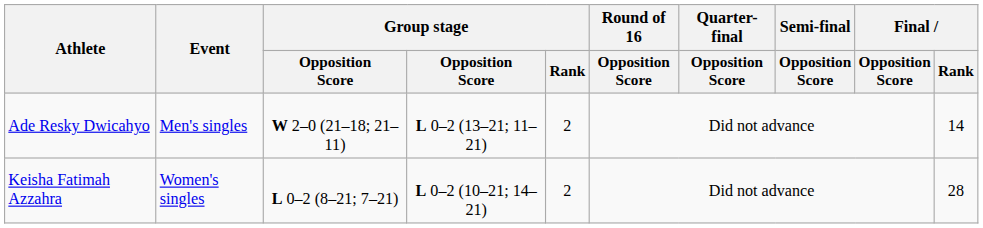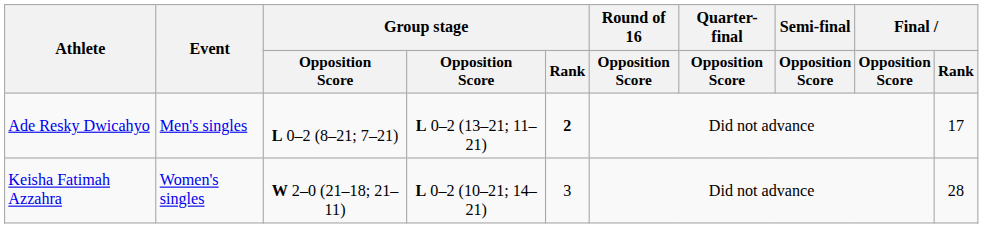(335, 135) W 2–0 (21–18; 21–11) -> (335, 135) L 0–2 (8–21; 7–21)
(567, 125) normal -> (567, 125) bold
(956, 125) 14 -> (956, 125) 17
(335, 200) L 0–2 (8–21; 7–21) -> (335, 200) W 2–0 (21–18; 21–11)
(567, 190) 2 -> (567, 190) 3
